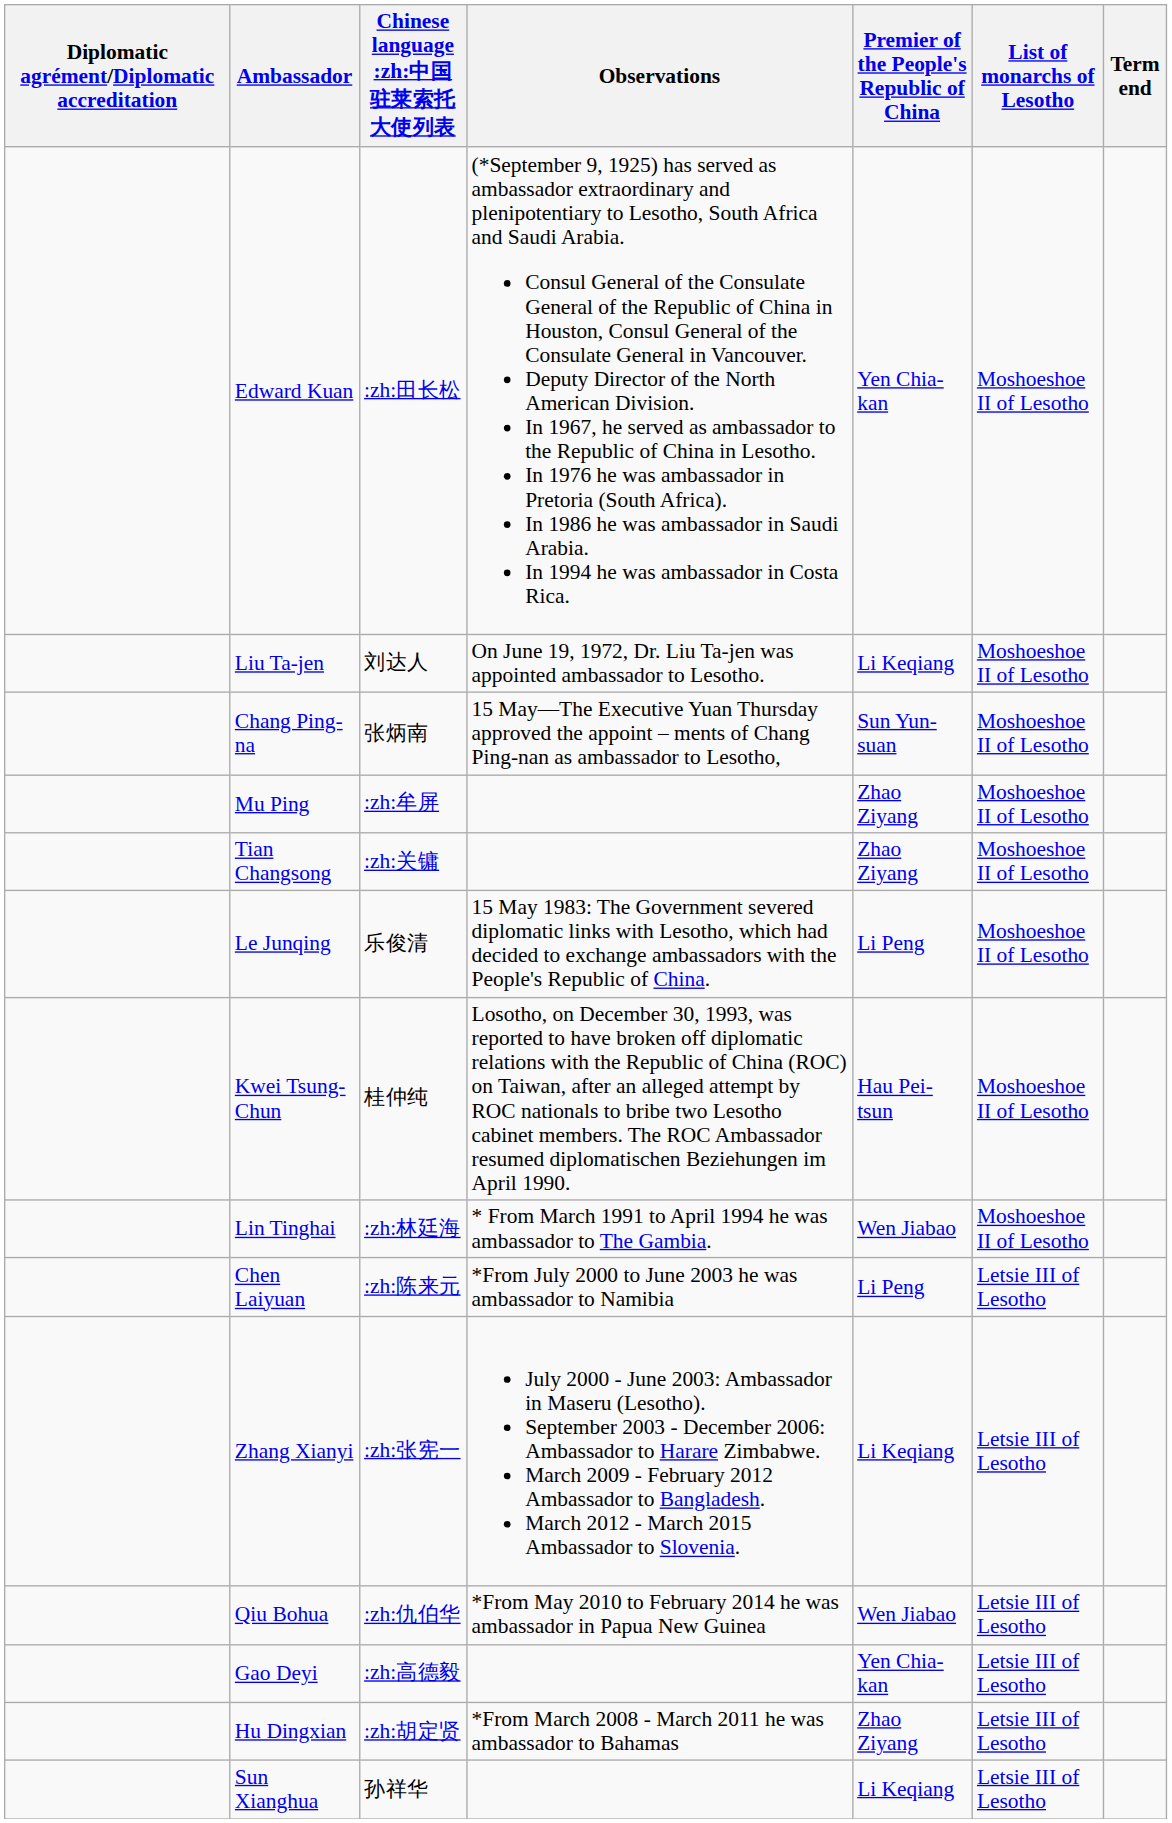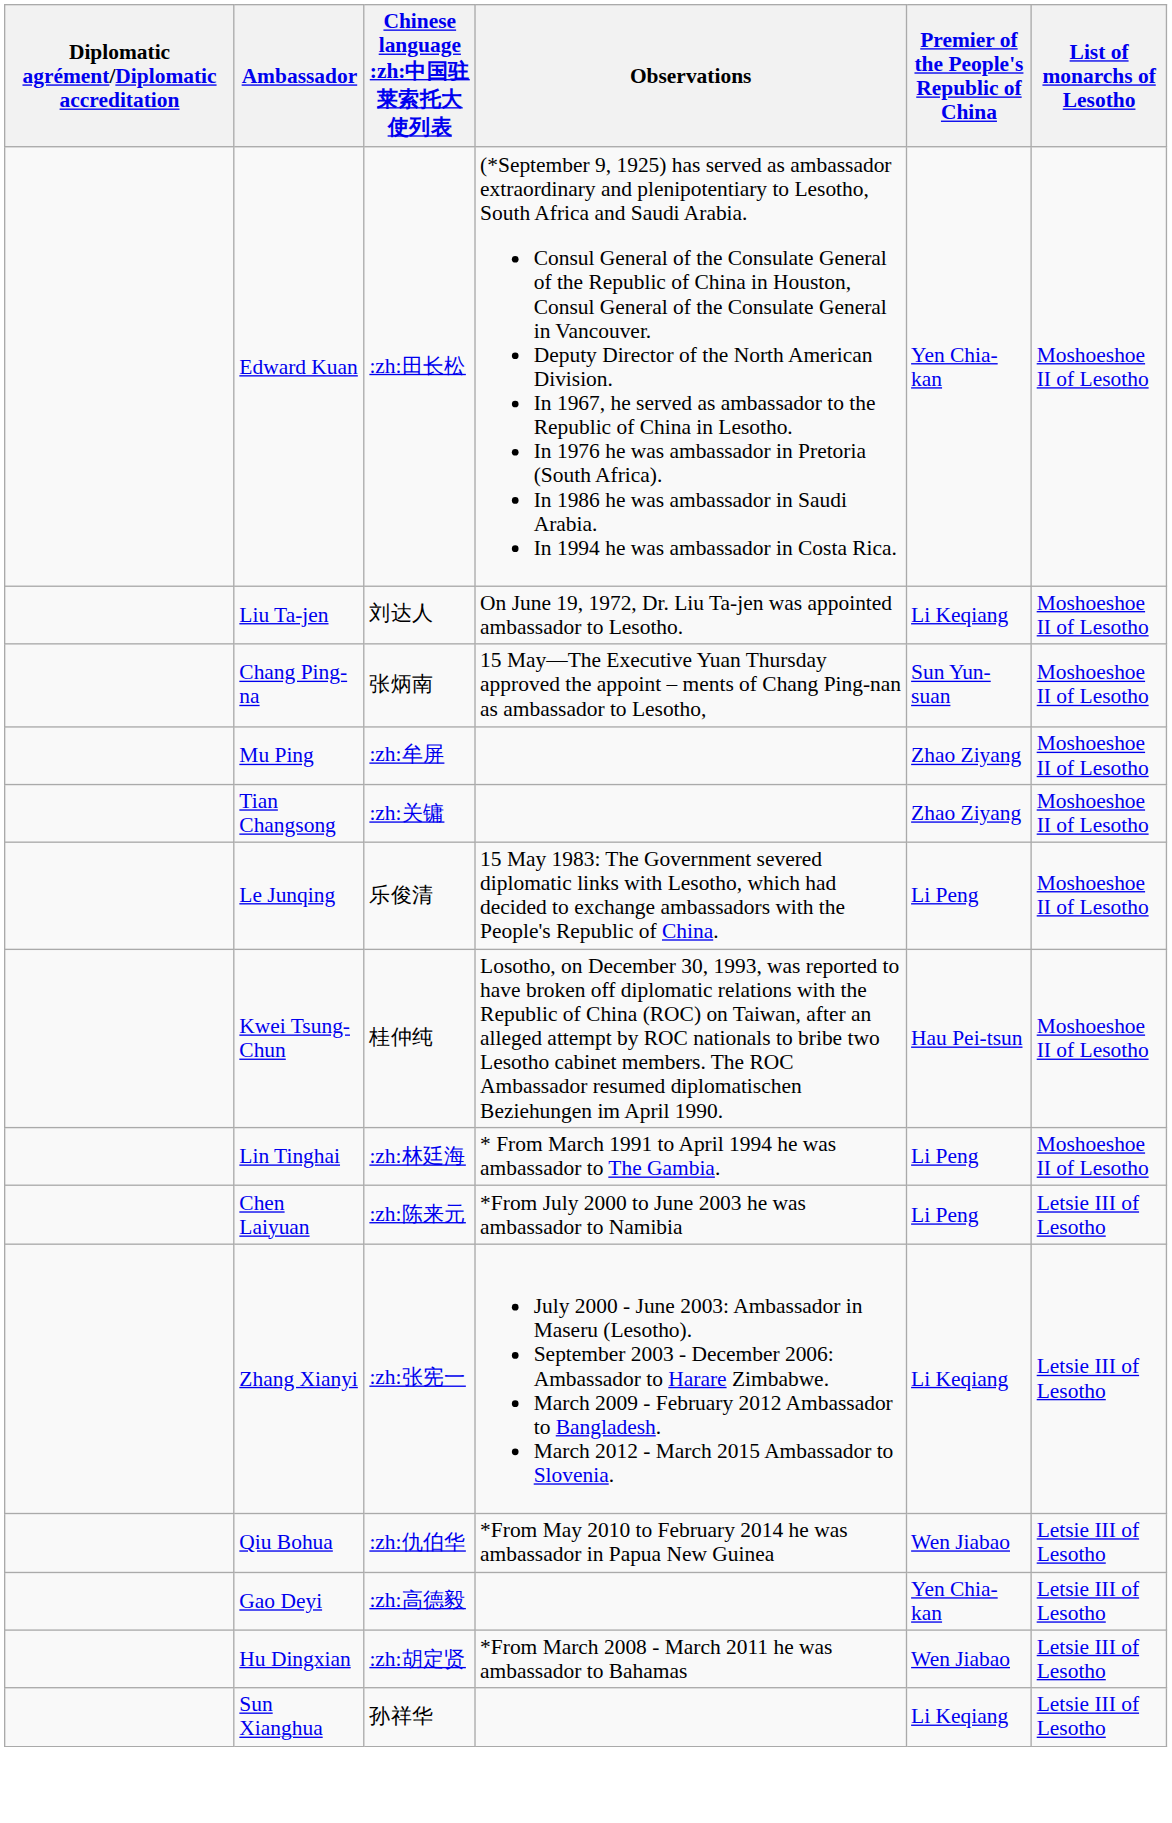- column: (1135, 75)
(907, 1228) Wen Jiabao -> (945, 1156) Li Peng
(888, 1731) Zhao Ziyang -> (961, 1658) Wen Jiabao
